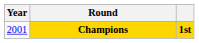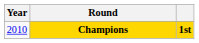(17, 30) 2001 -> (17, 30) 2010
